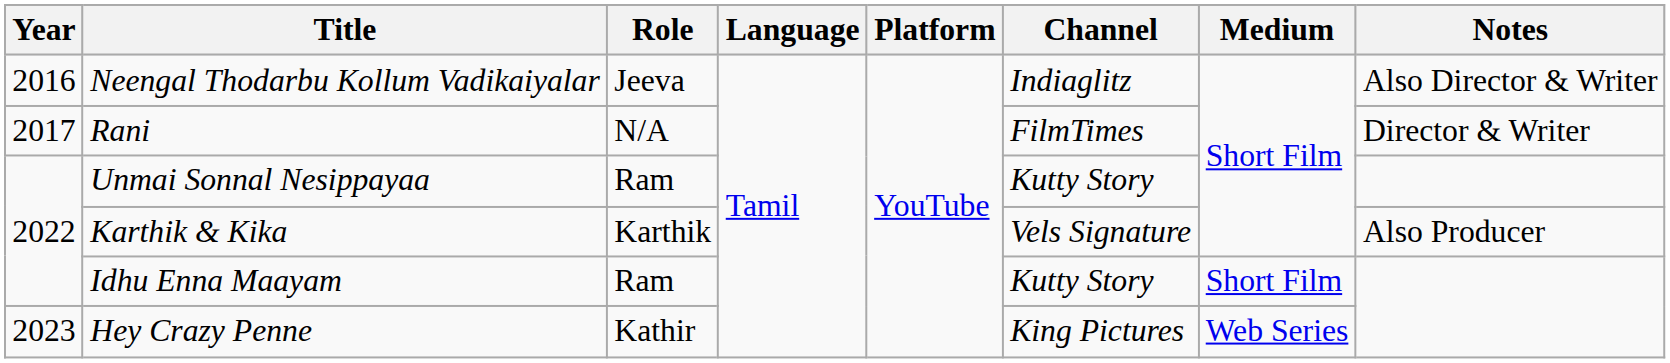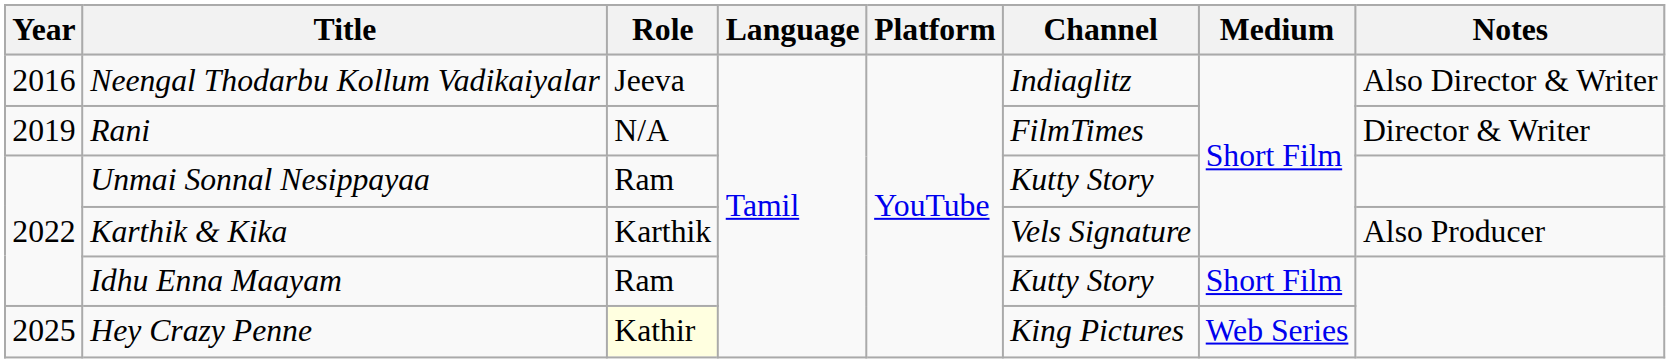(44, 130) 2017 -> (44, 130) 2019
(44, 331) 2023 -> (44, 331) 2025
(655, 331) no background -> (655, 331) lightyellow background
